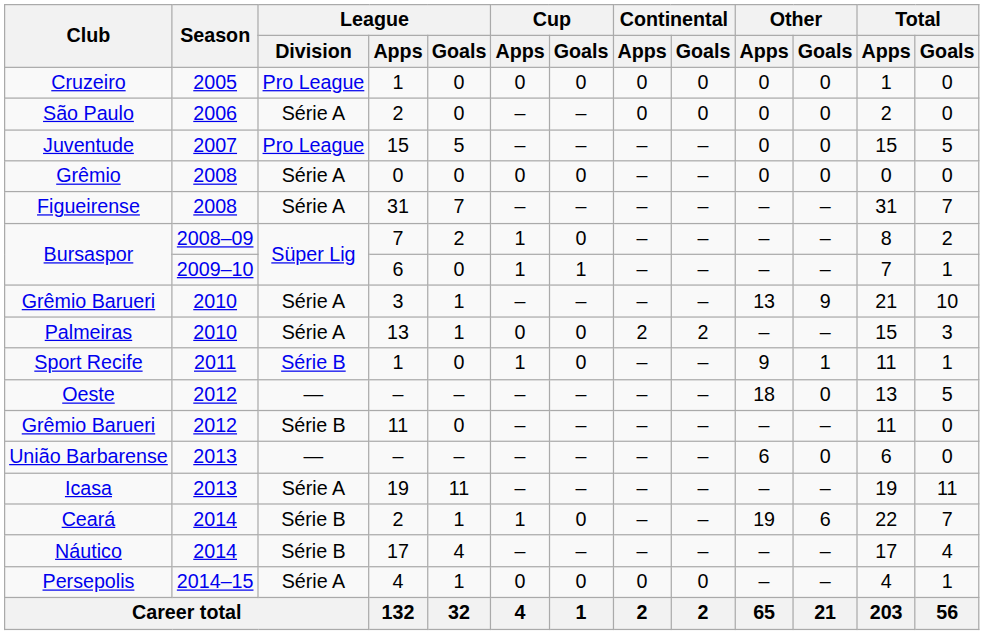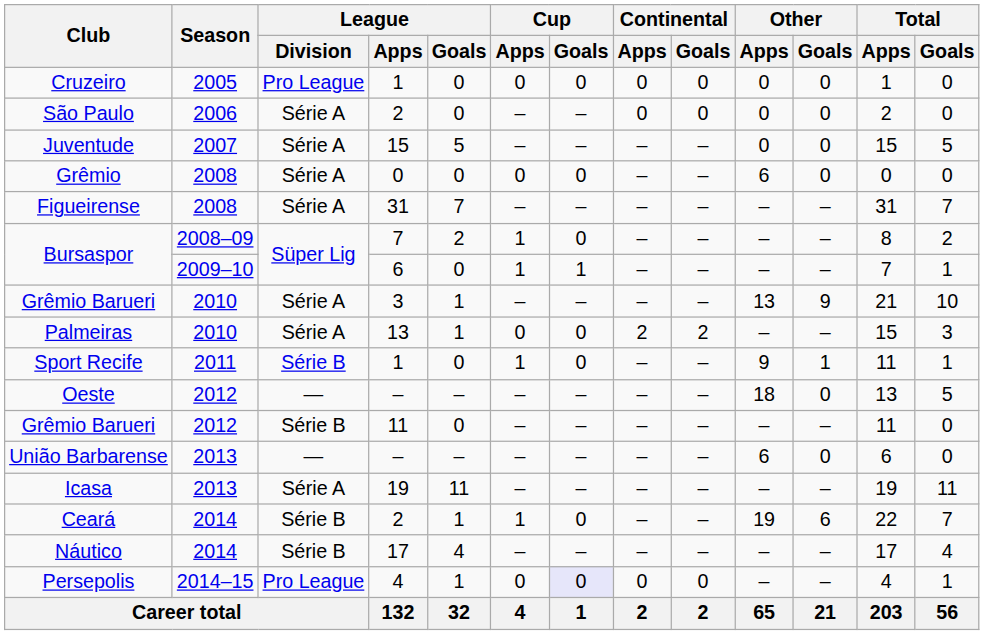(313, 144) Pro League -> (313, 144) Série A
(764, 176) 0 -> (764, 176) 6
(313, 581) Série A -> (313, 581) Pro League
(581, 581) no background -> (581, 581) lavender background
